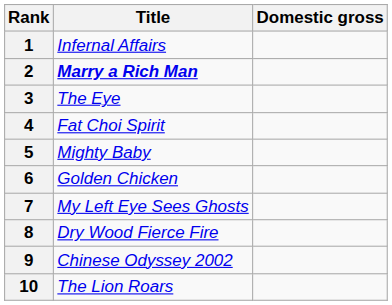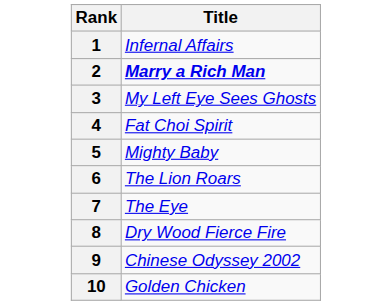- column: (320, 17)
(89, 98) The Eye -> (221, 98) My Left Eye Sees Ghosts
(118, 179) Golden Chicken -> (183, 179) The Lion Roars
(153, 206) My Left Eye Sees Ghosts -> (156, 206) The Eye
(115, 286) The Lion Roars -> (185, 286) Golden Chicken
